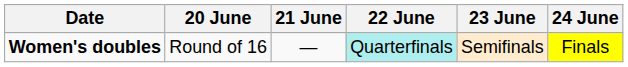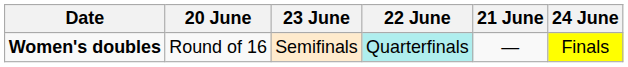columns swapped: (309, 18) <-> (502, 18)
